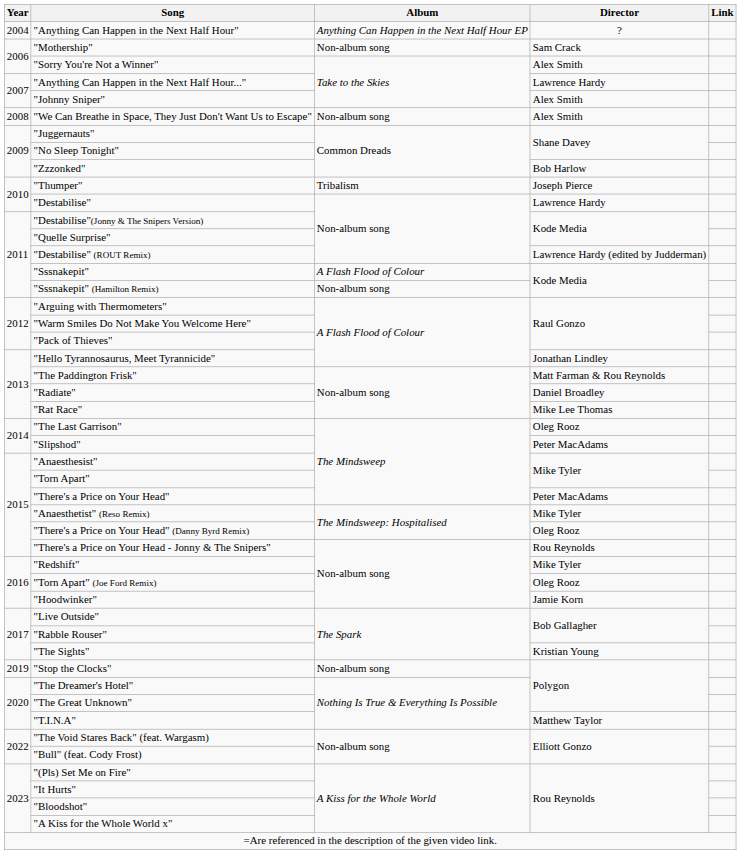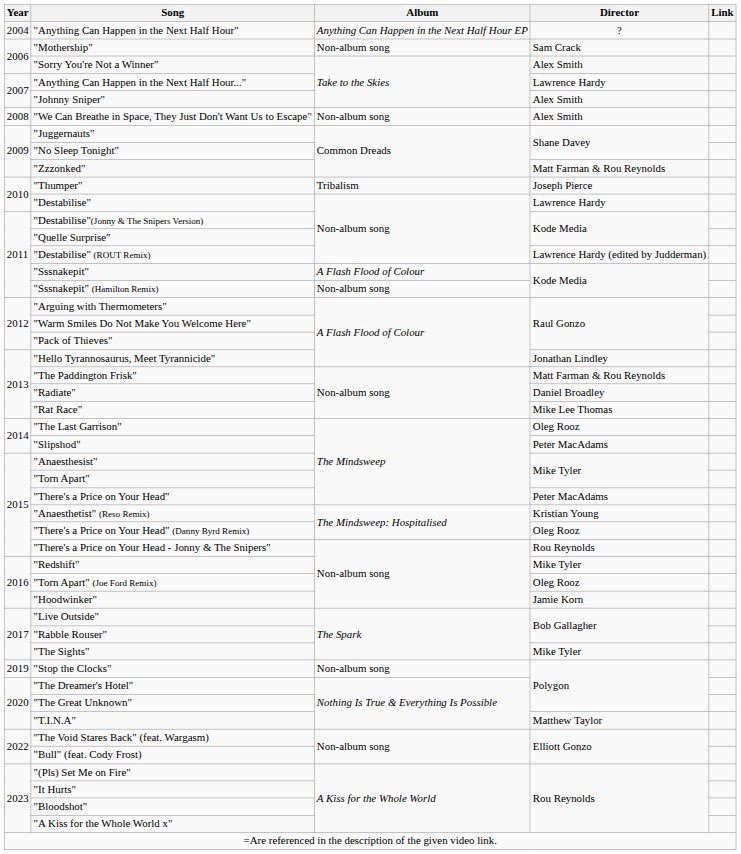(560, 168) Bob Harlow -> (599, 168) Matt Farman & Rou Reynolds
(557, 513) Mike Tyler -> (566, 513) Kristian Young
(566, 651) Kristian Young -> (557, 651) Mike Tyler
